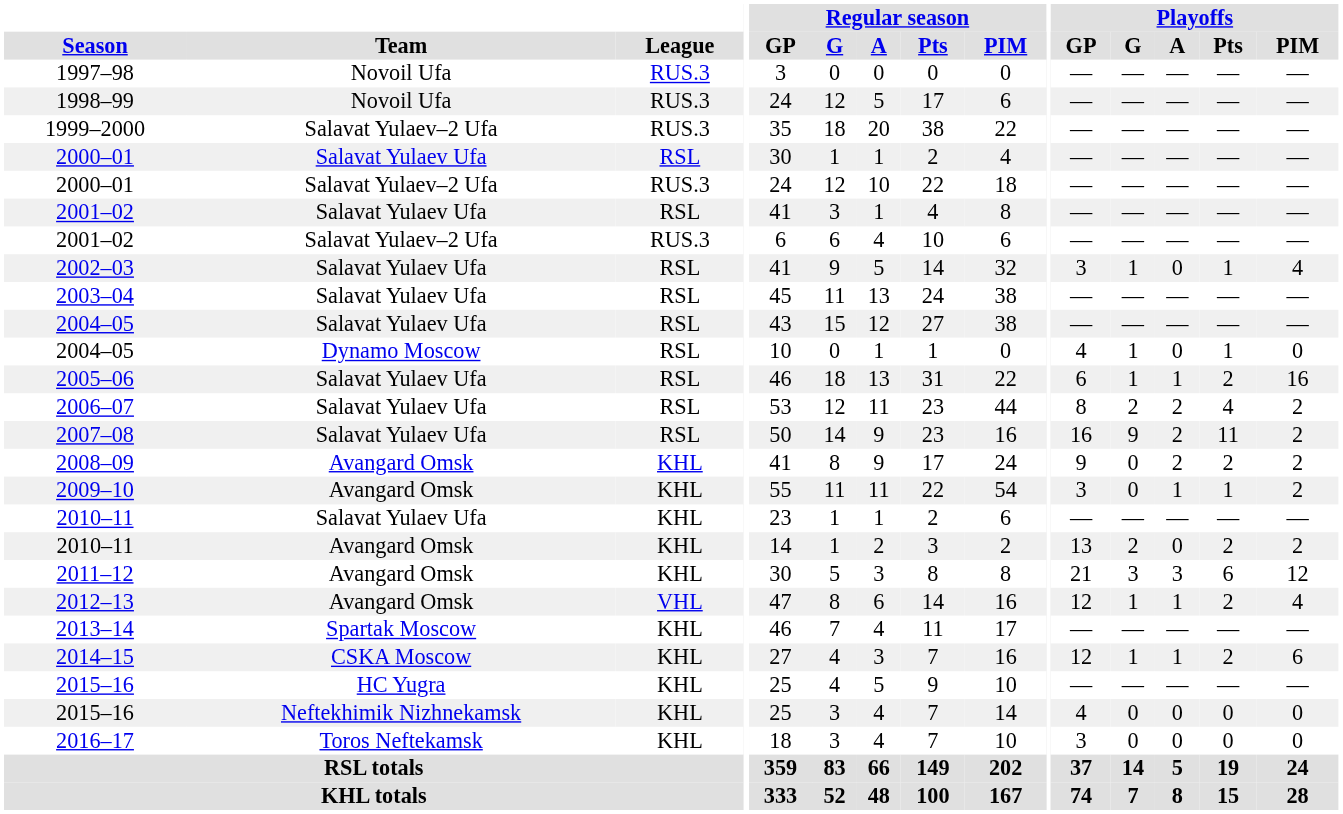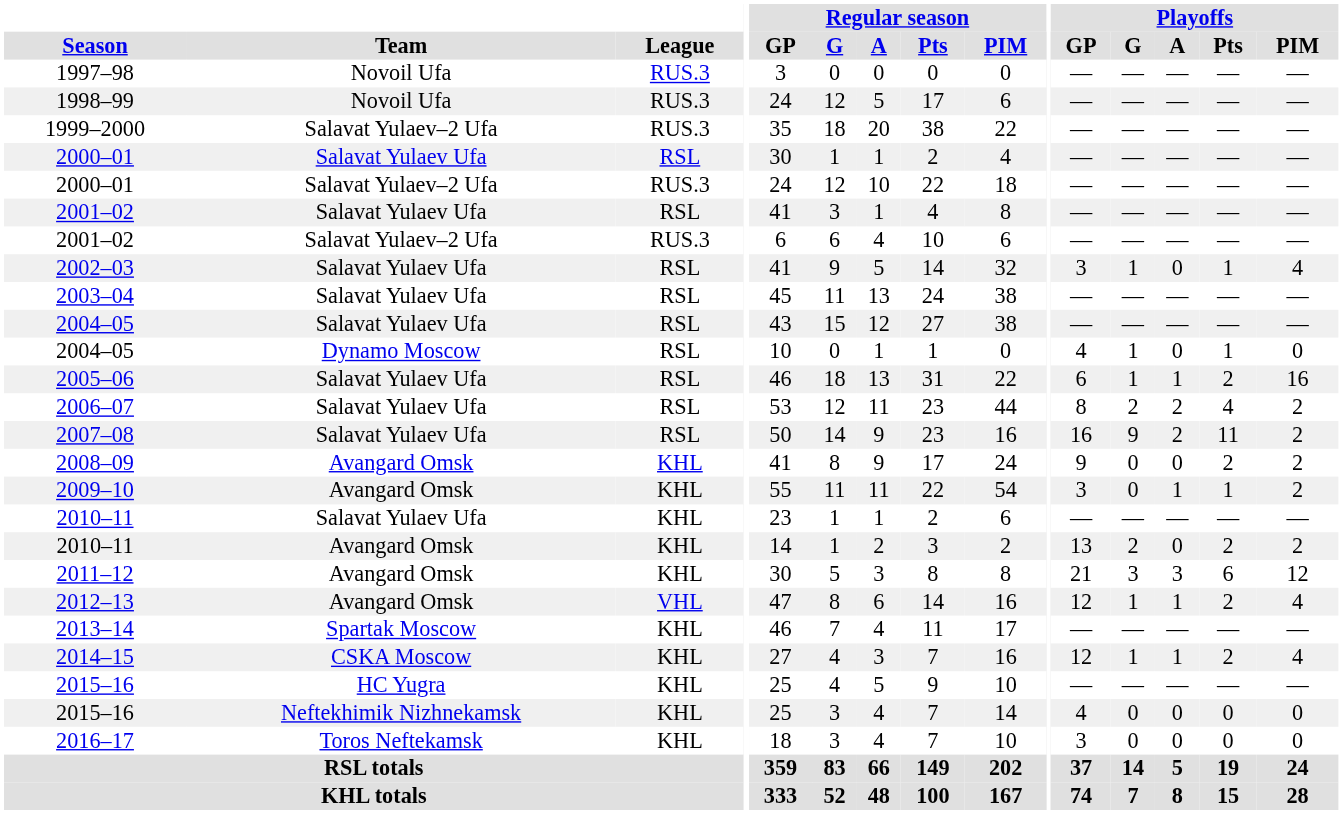(1177, 462) 2 -> (1177, 462) 0
(1298, 657) 6 -> (1298, 657) 4
